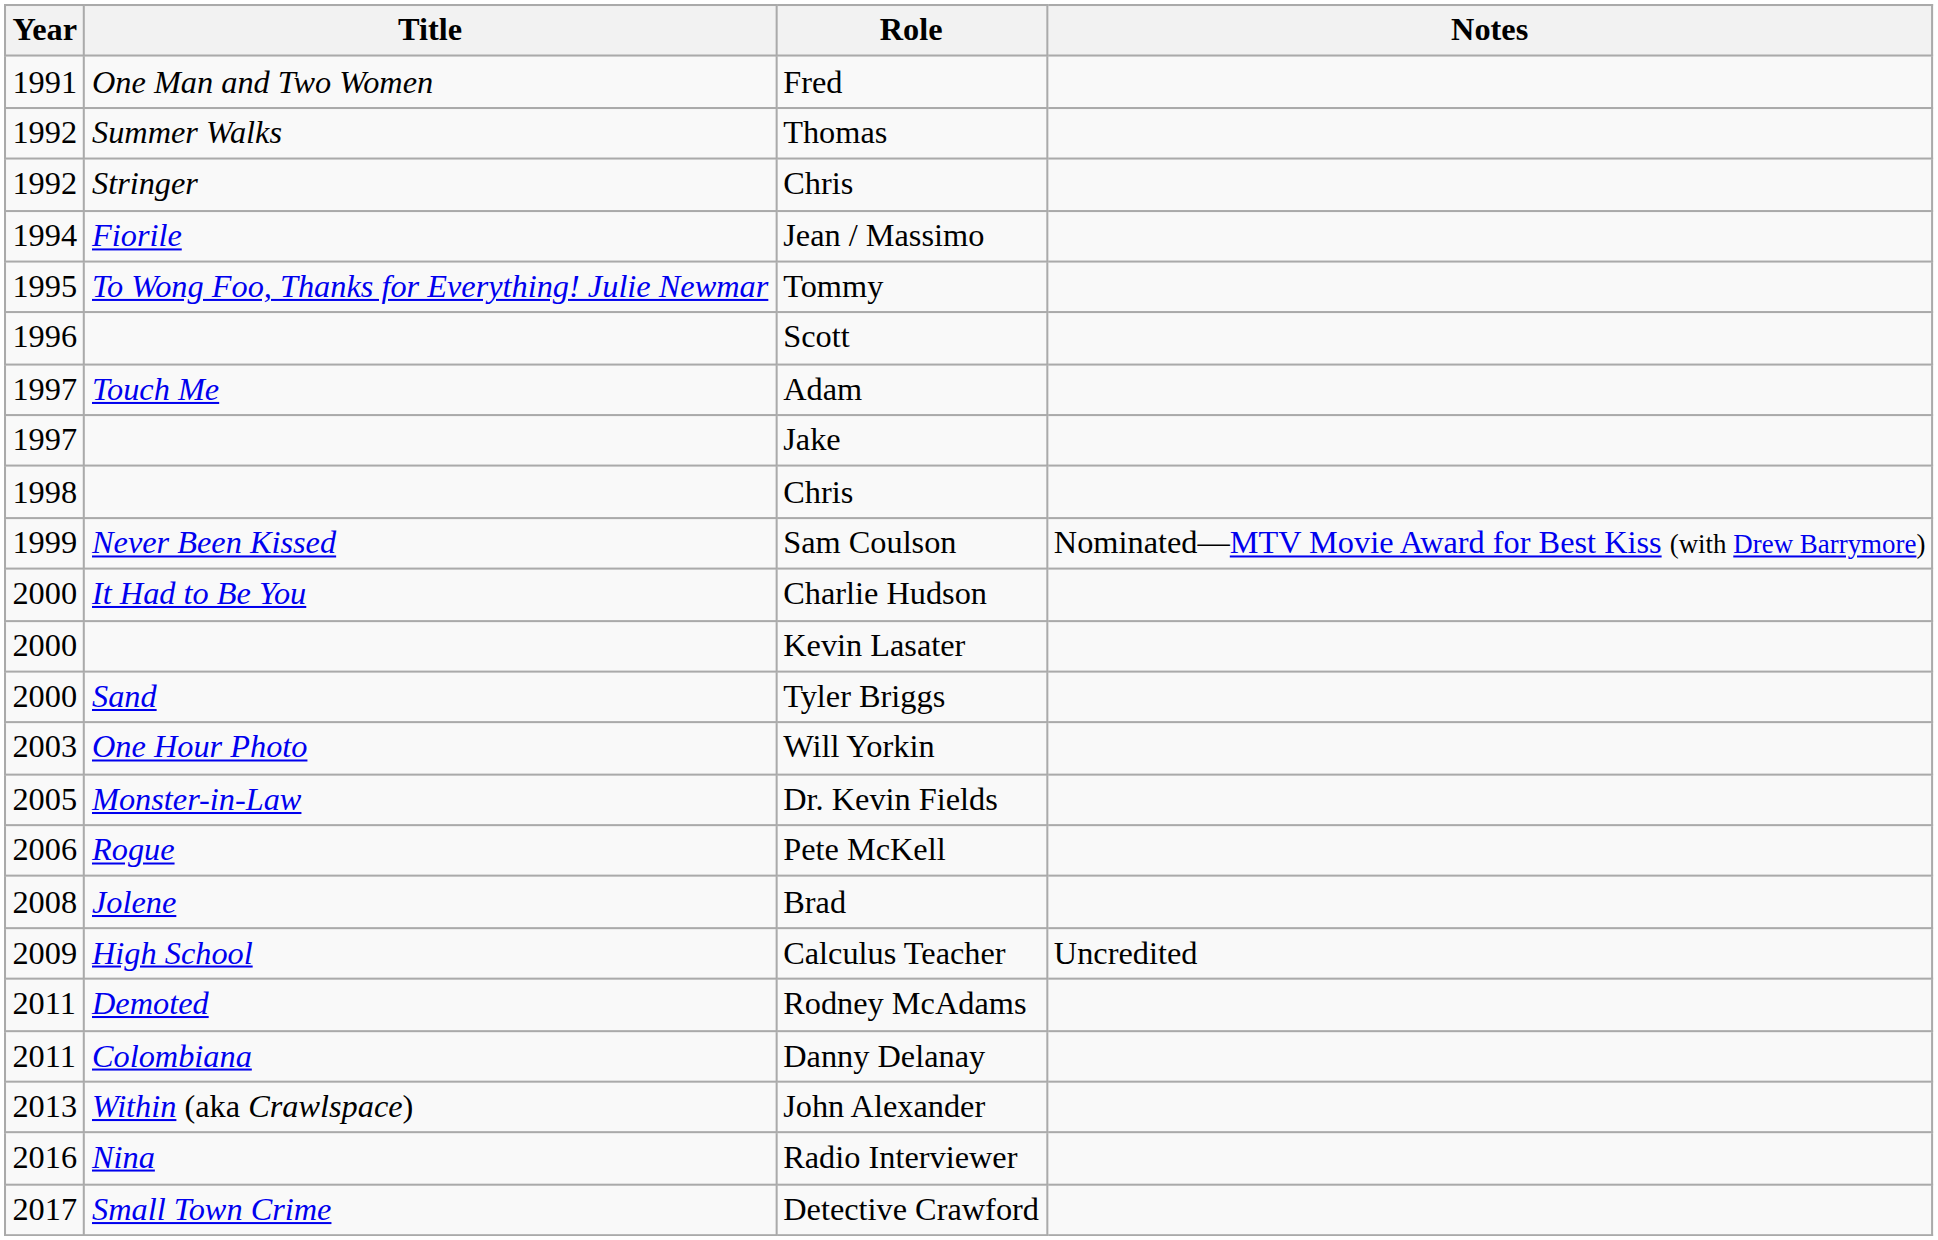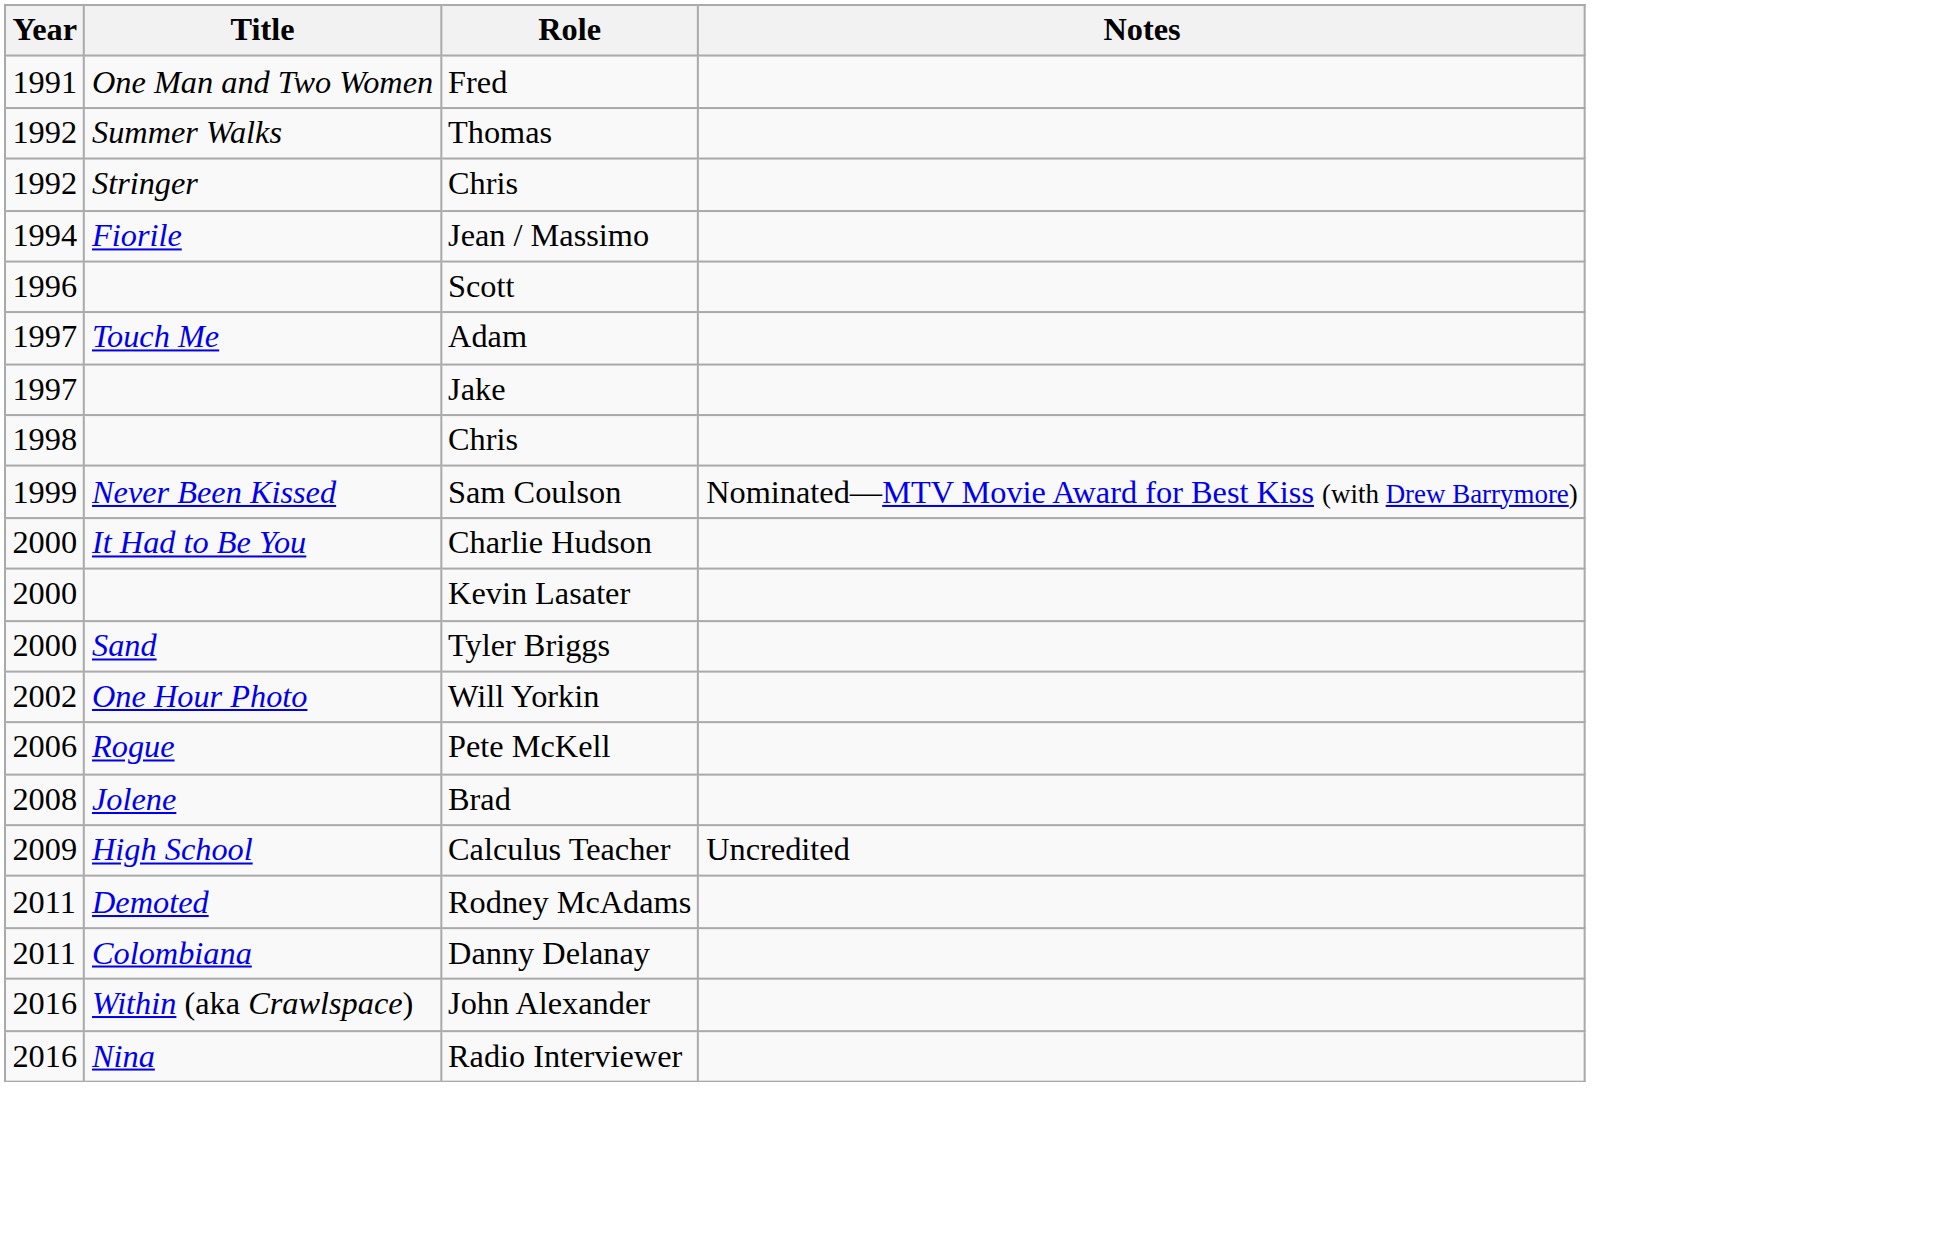- row: (430, 286)
(45, 747) 2003 -> (45, 696) 2002
- row: (197, 798)
(45, 1106) 2013 -> (45, 1004) 2016
- row: (212, 1209)
